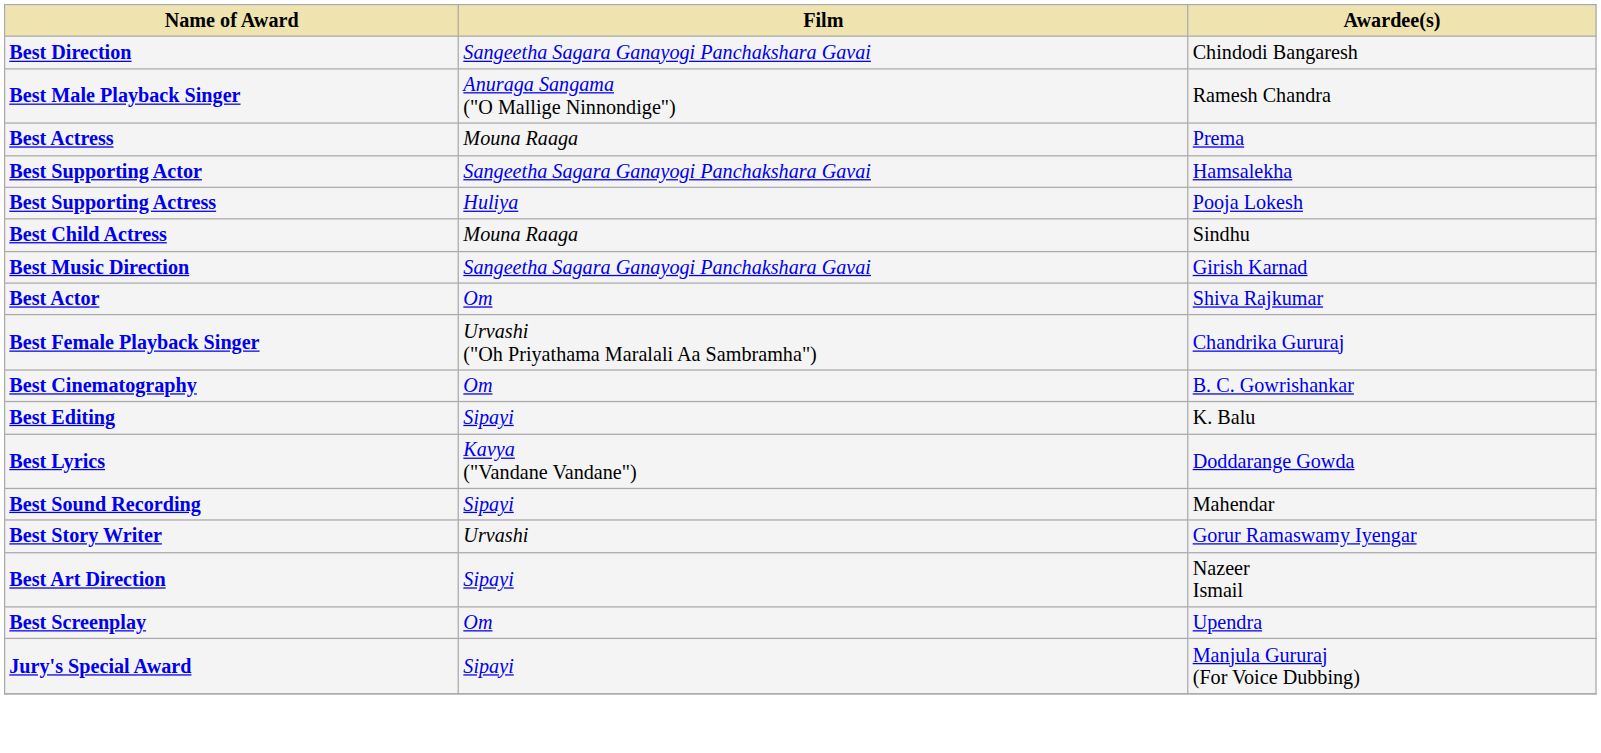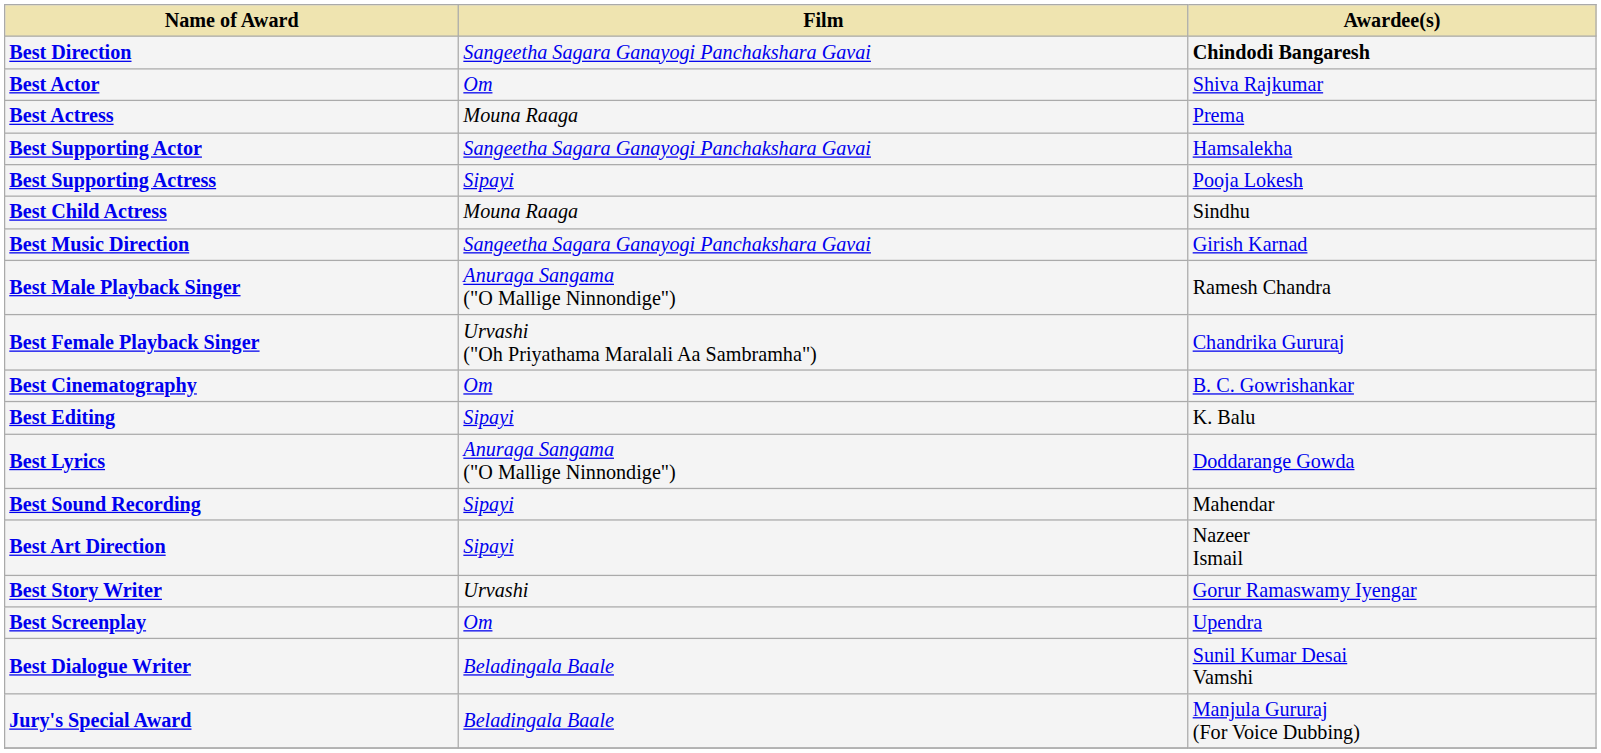(1275, 52) normal -> (1281, 52) bold
rows swapped: (54, 298) <-> (125, 95)
(491, 203) Huliya -> (489, 180) Sipayi
(550, 460) Kavya ("Vandane Vandane") -> (570, 460) Anuraga Sangama ("O Mallige Ninnondige")
rows swapped: (87, 579) <-> (86, 536)
+ row: (100, 666)
(489, 666) Sipayi -> (539, 720) Beladingala Baale
